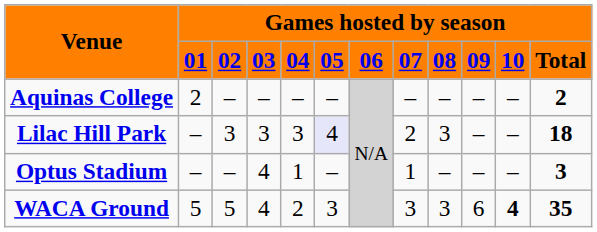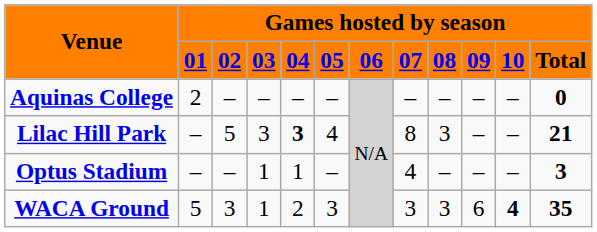(561, 97) 2 -> (561, 97) 0
(230, 134) 3 -> (230, 134) 5
(298, 134) normal -> (298, 134) bold
(332, 134) lavender background -> (332, 134) no background
(410, 134) 2 -> (410, 134) 8
(561, 134) 18 -> (561, 134) 21
(264, 171) 4 -> (264, 171) 1
(410, 171) 1 -> (410, 171) 4
(230, 208) 5 -> (230, 208) 3
(264, 208) 4 -> (264, 208) 1
